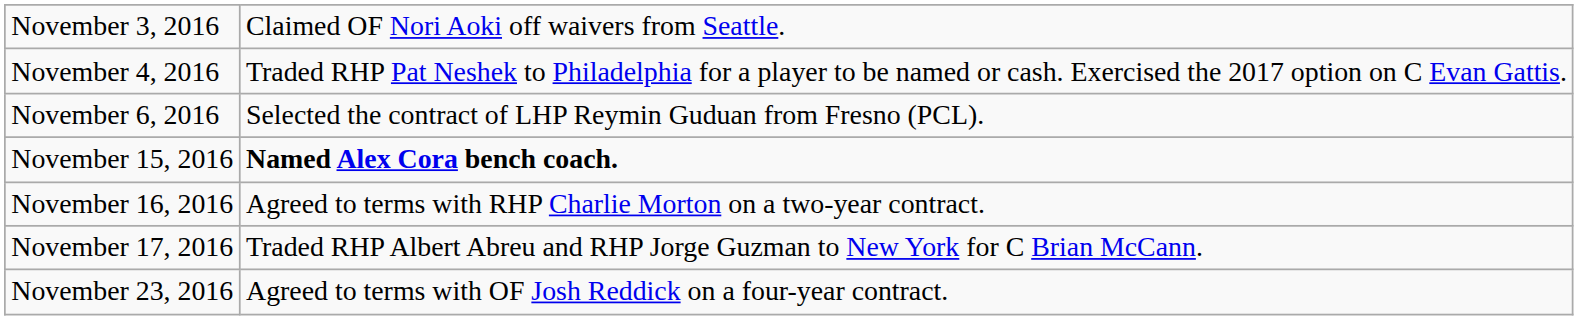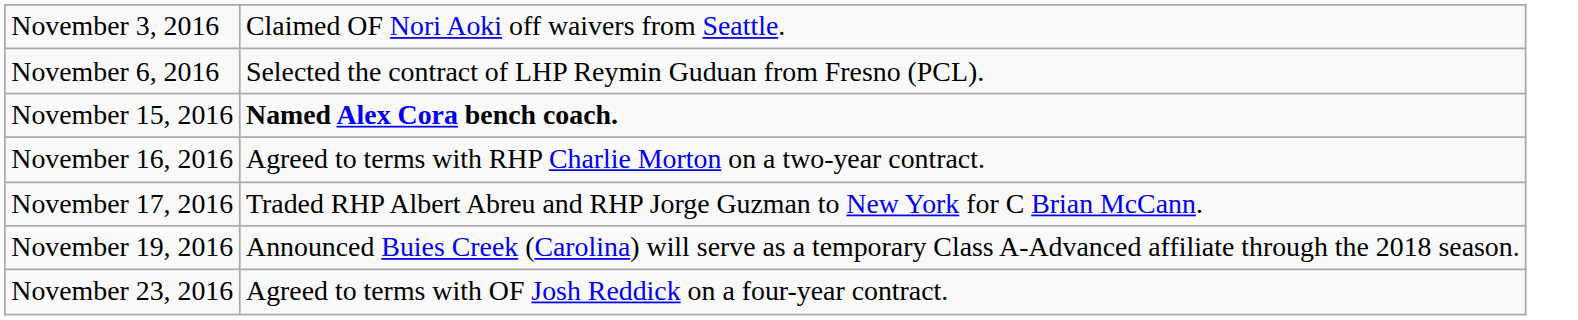- row: (115, 70)
+ row: (122, 247)
